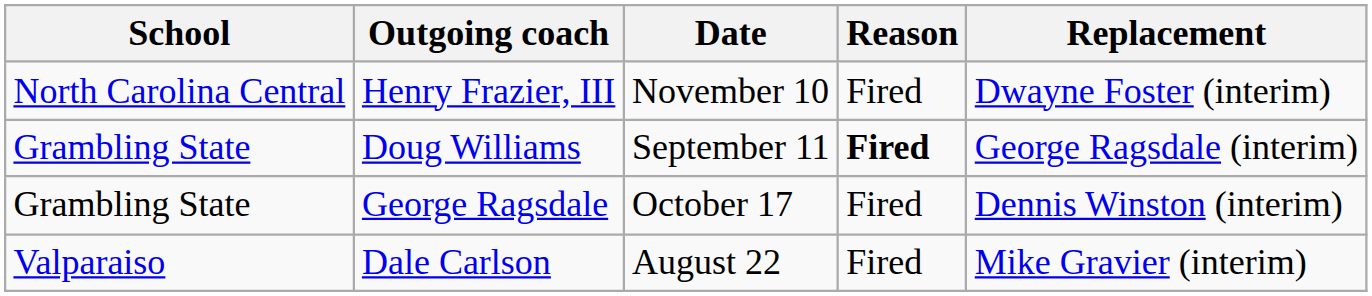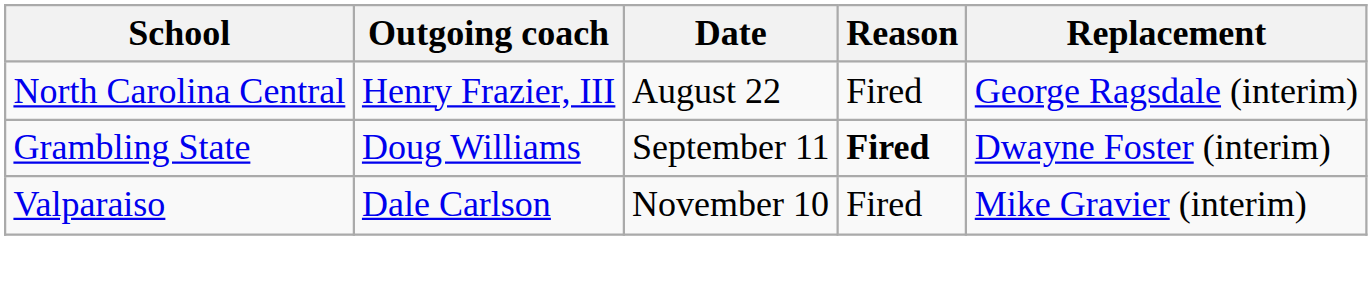(730, 90) November 10 -> (706, 90) August 22
(1153, 90) Dwayne Foster (interim) -> (1166, 90) George Ragsdale (interim)
(1166, 147) George Ragsdale (interim) -> (1153, 147) Dwayne Foster (interim)
- row: (485, 204)
(706, 261) August 22 -> (730, 204) November 10
